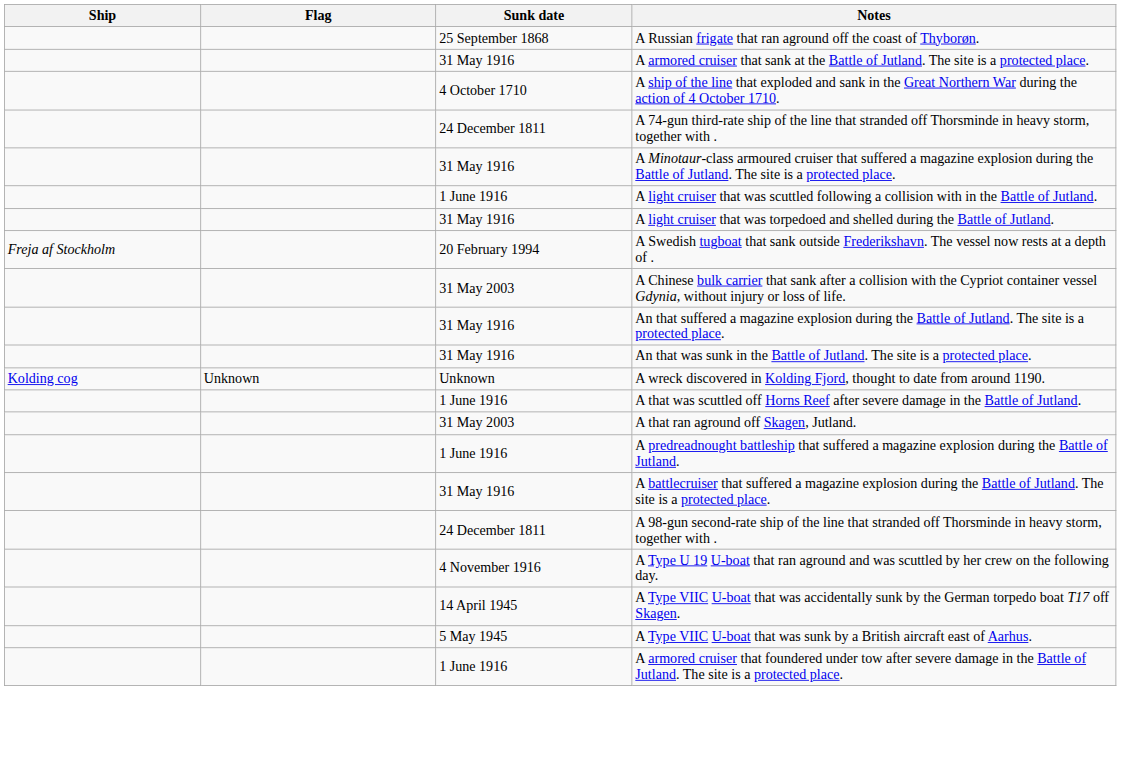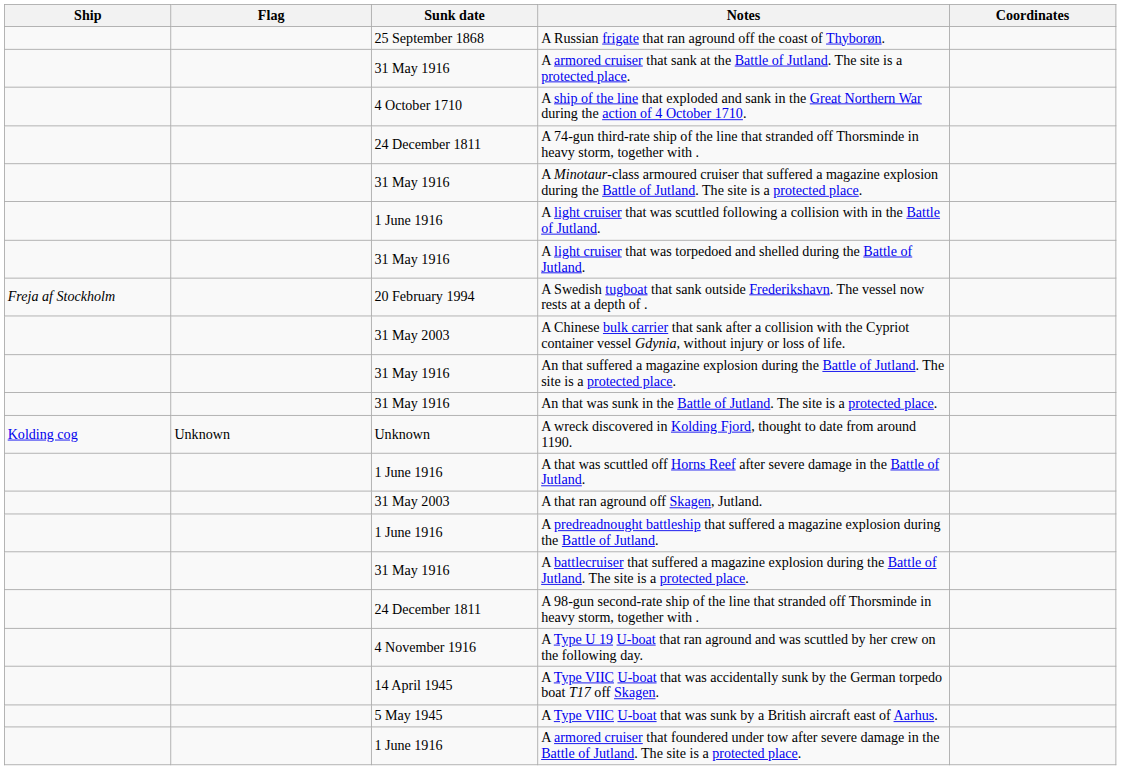+ column: (1032, 15)
